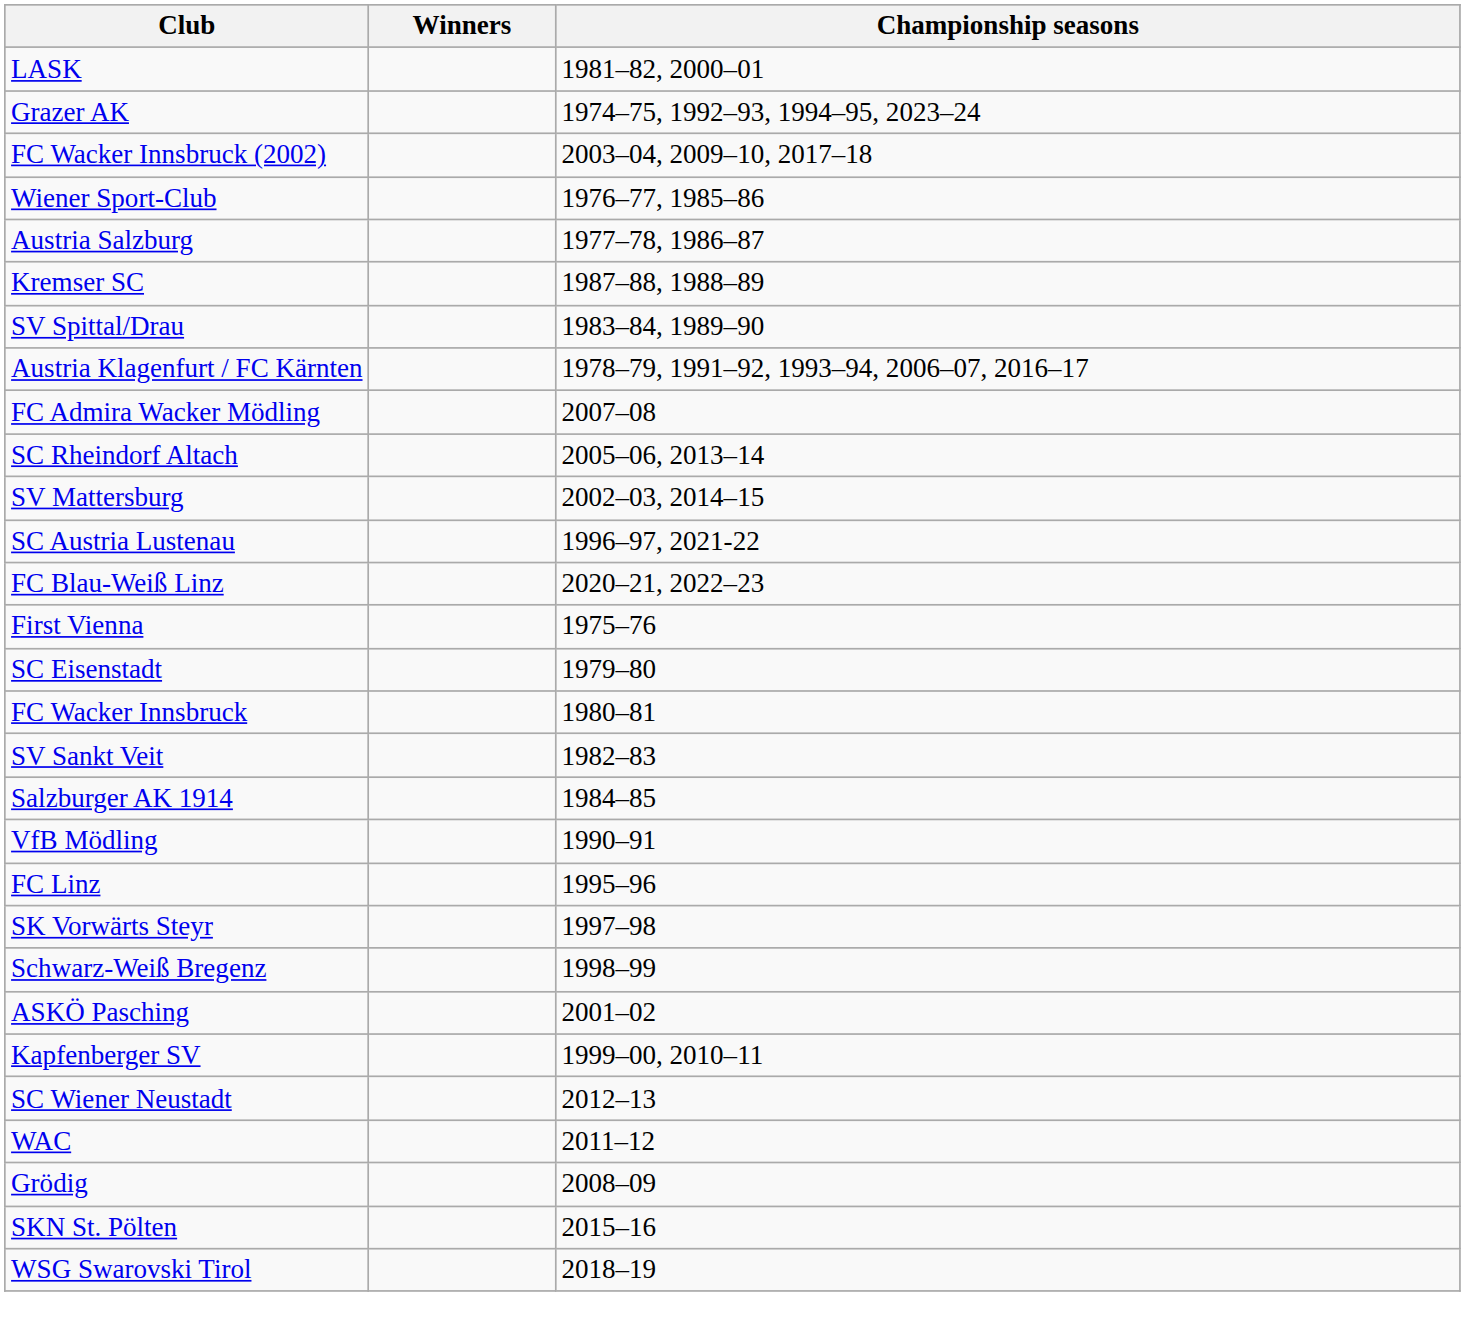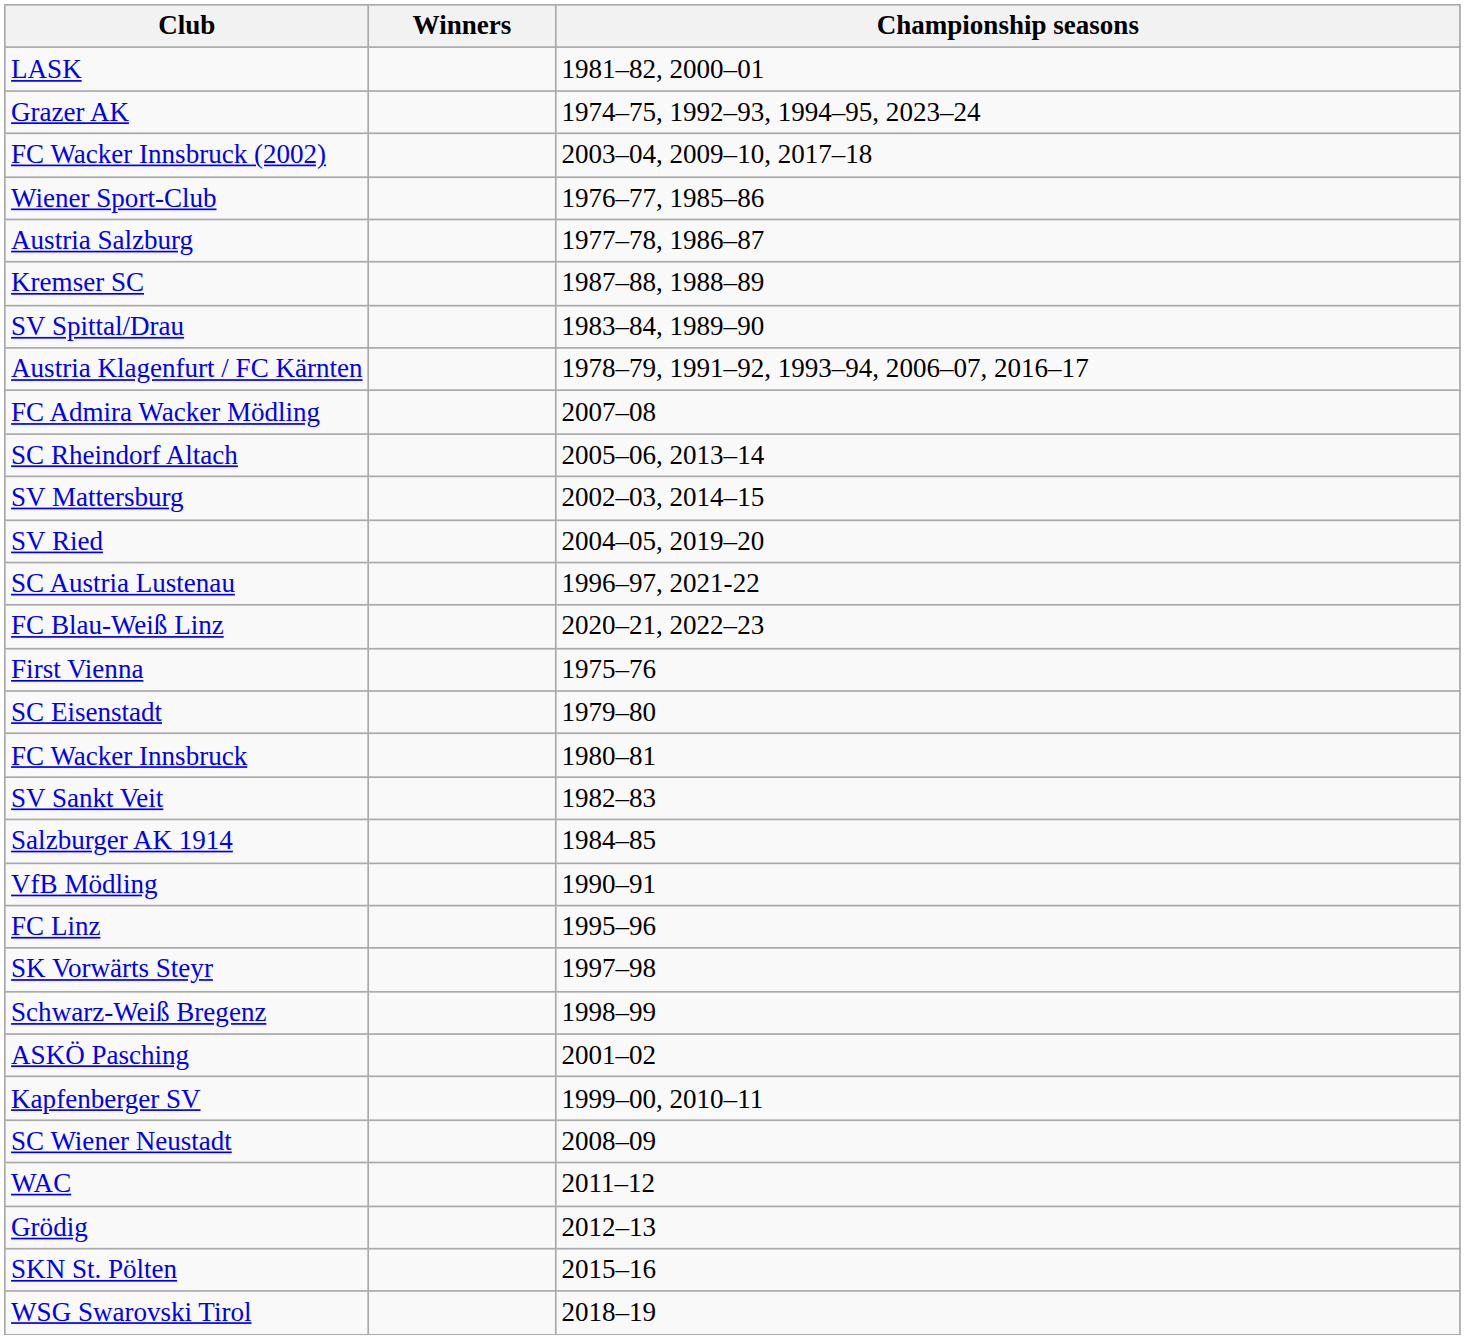+ row: (57, 540)
(609, 1098) 2012–13 -> (609, 1140) 2008–09
(609, 1183) 2008–09 -> (609, 1226) 2012–13
